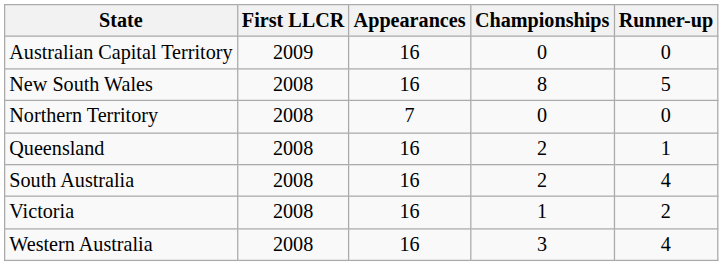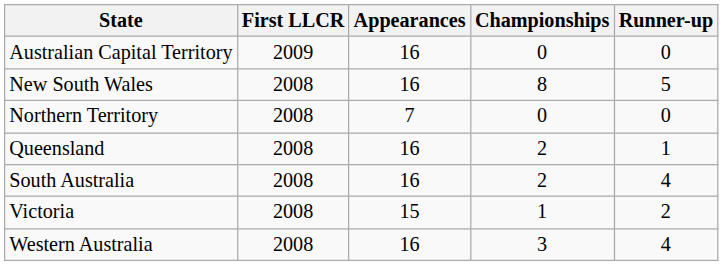(410, 212) 16 -> (410, 212) 15
